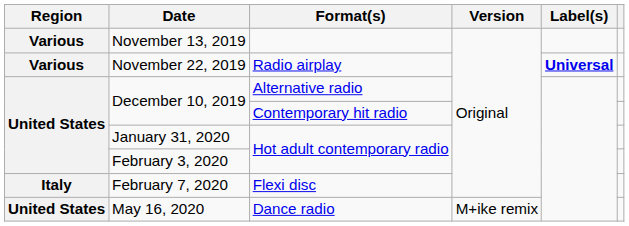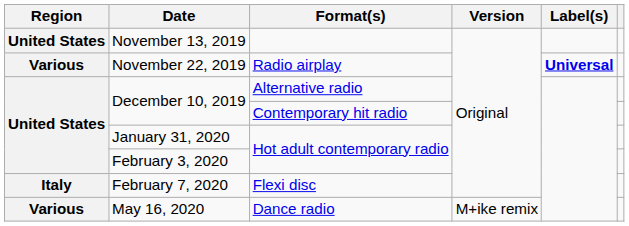(57, 40) Various -> (57, 40) United States
(57, 209) United States -> (57, 209) Various
